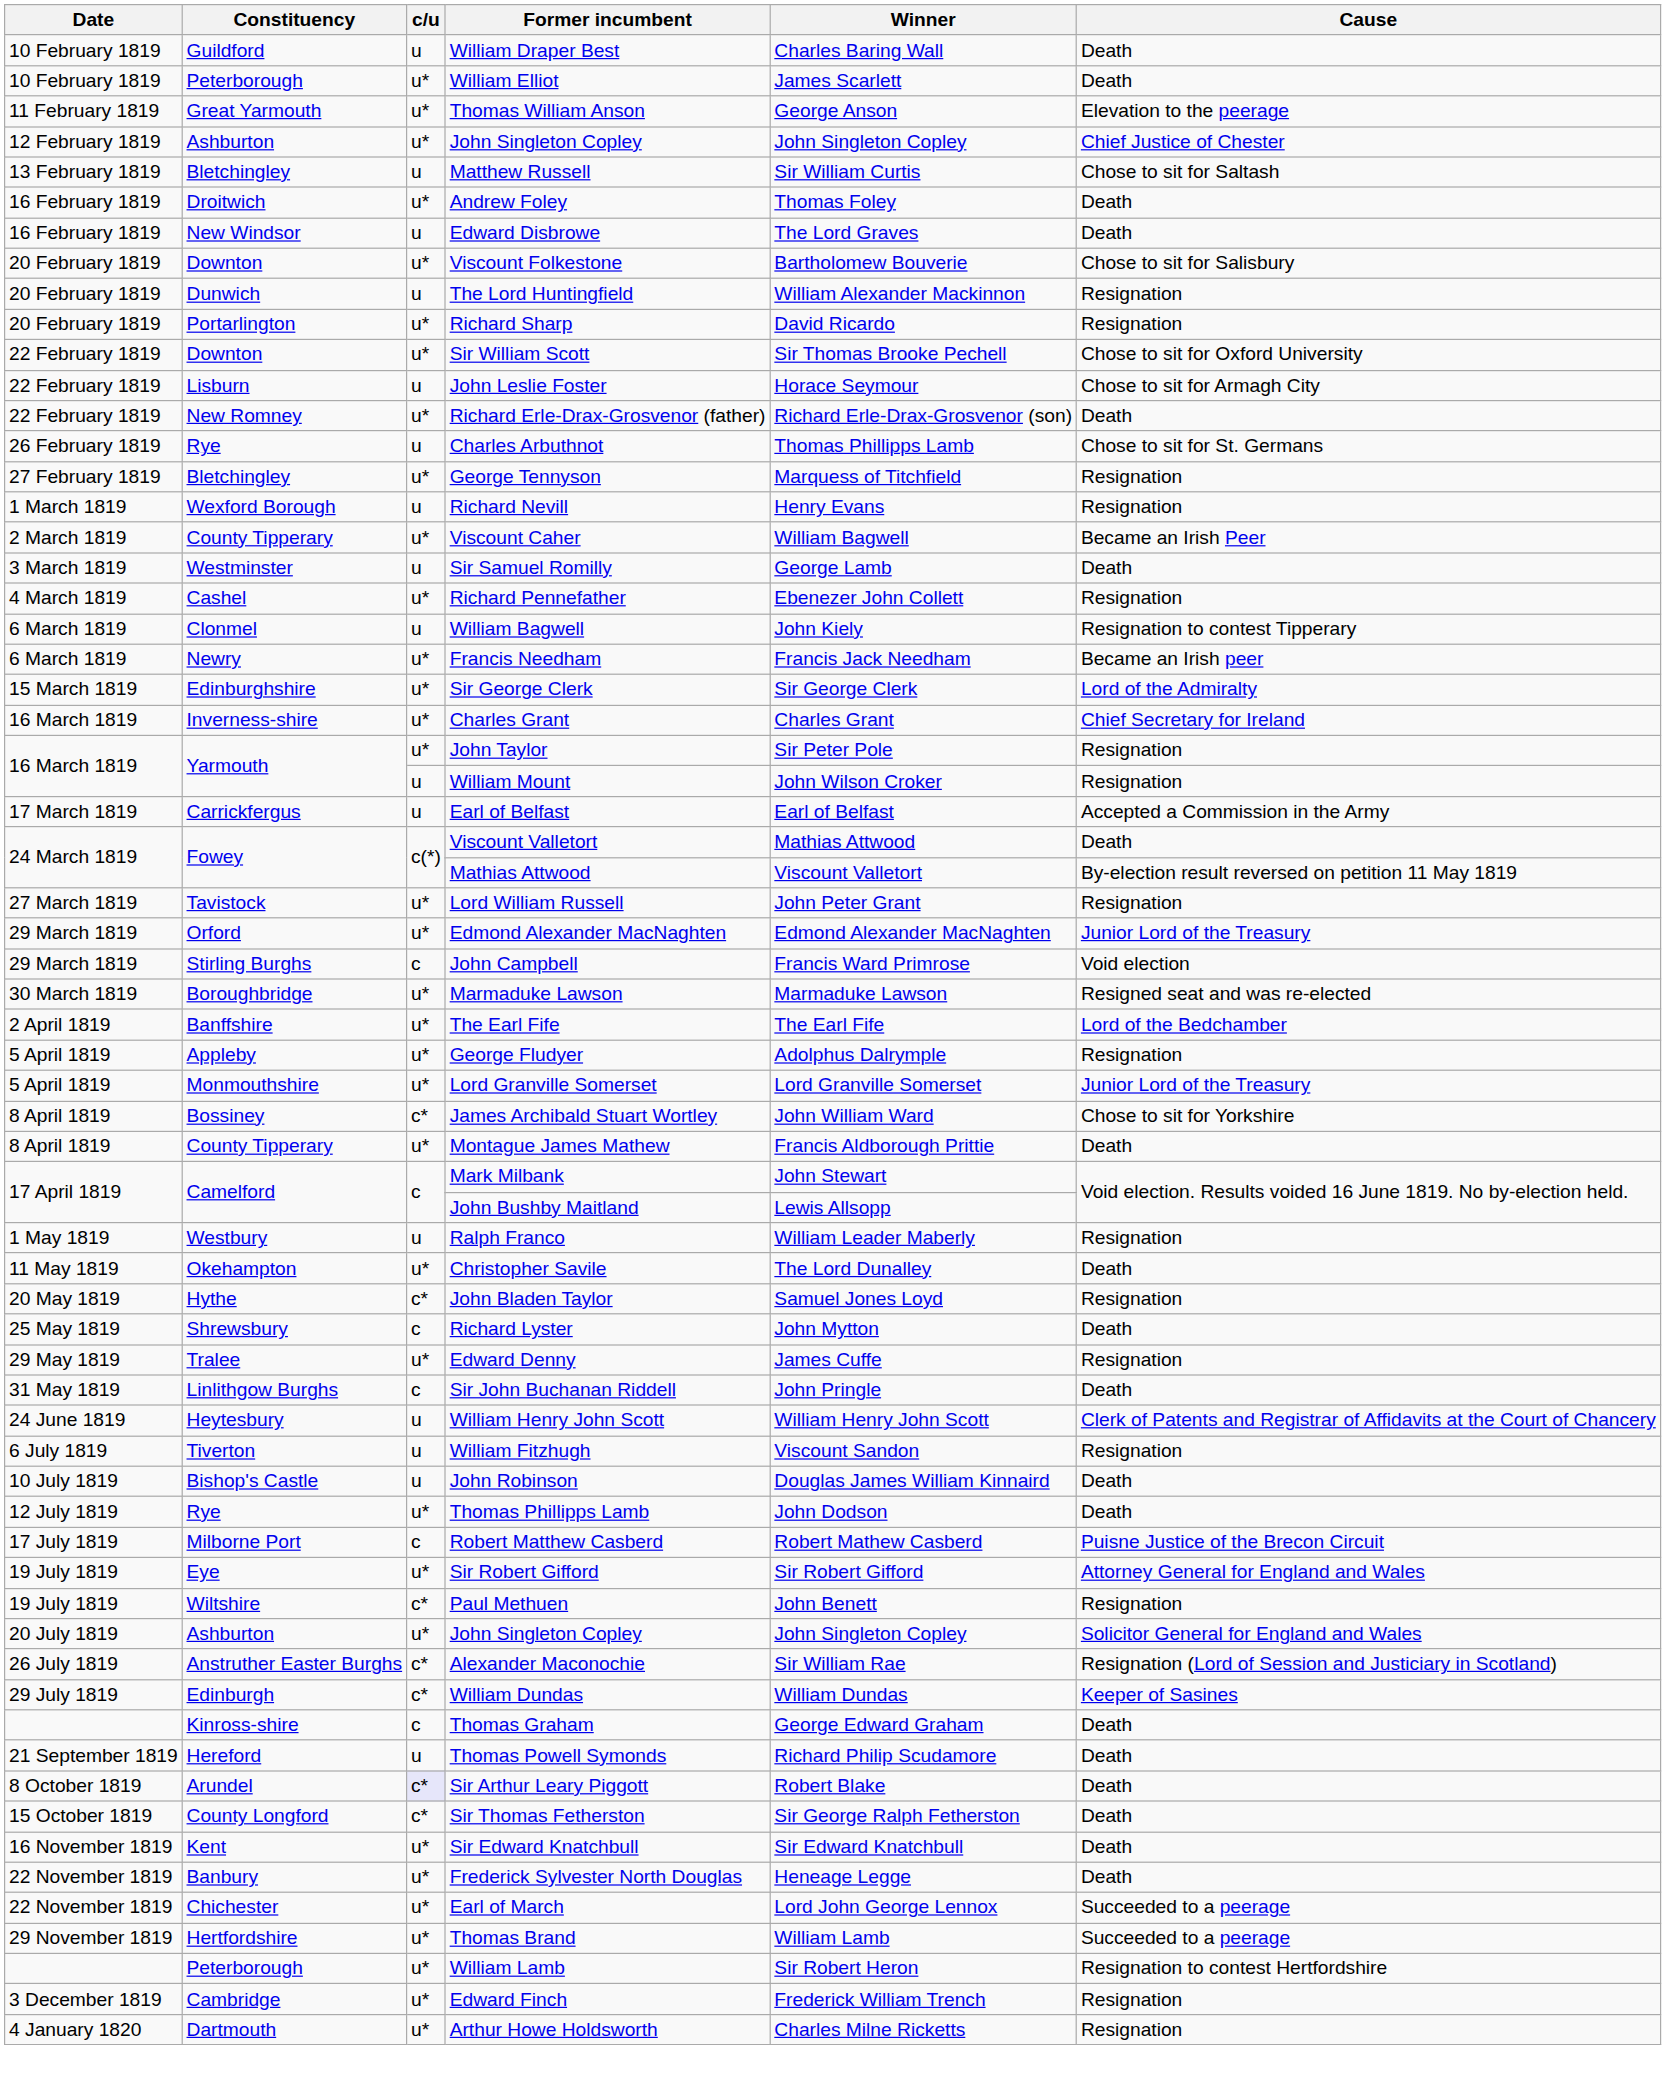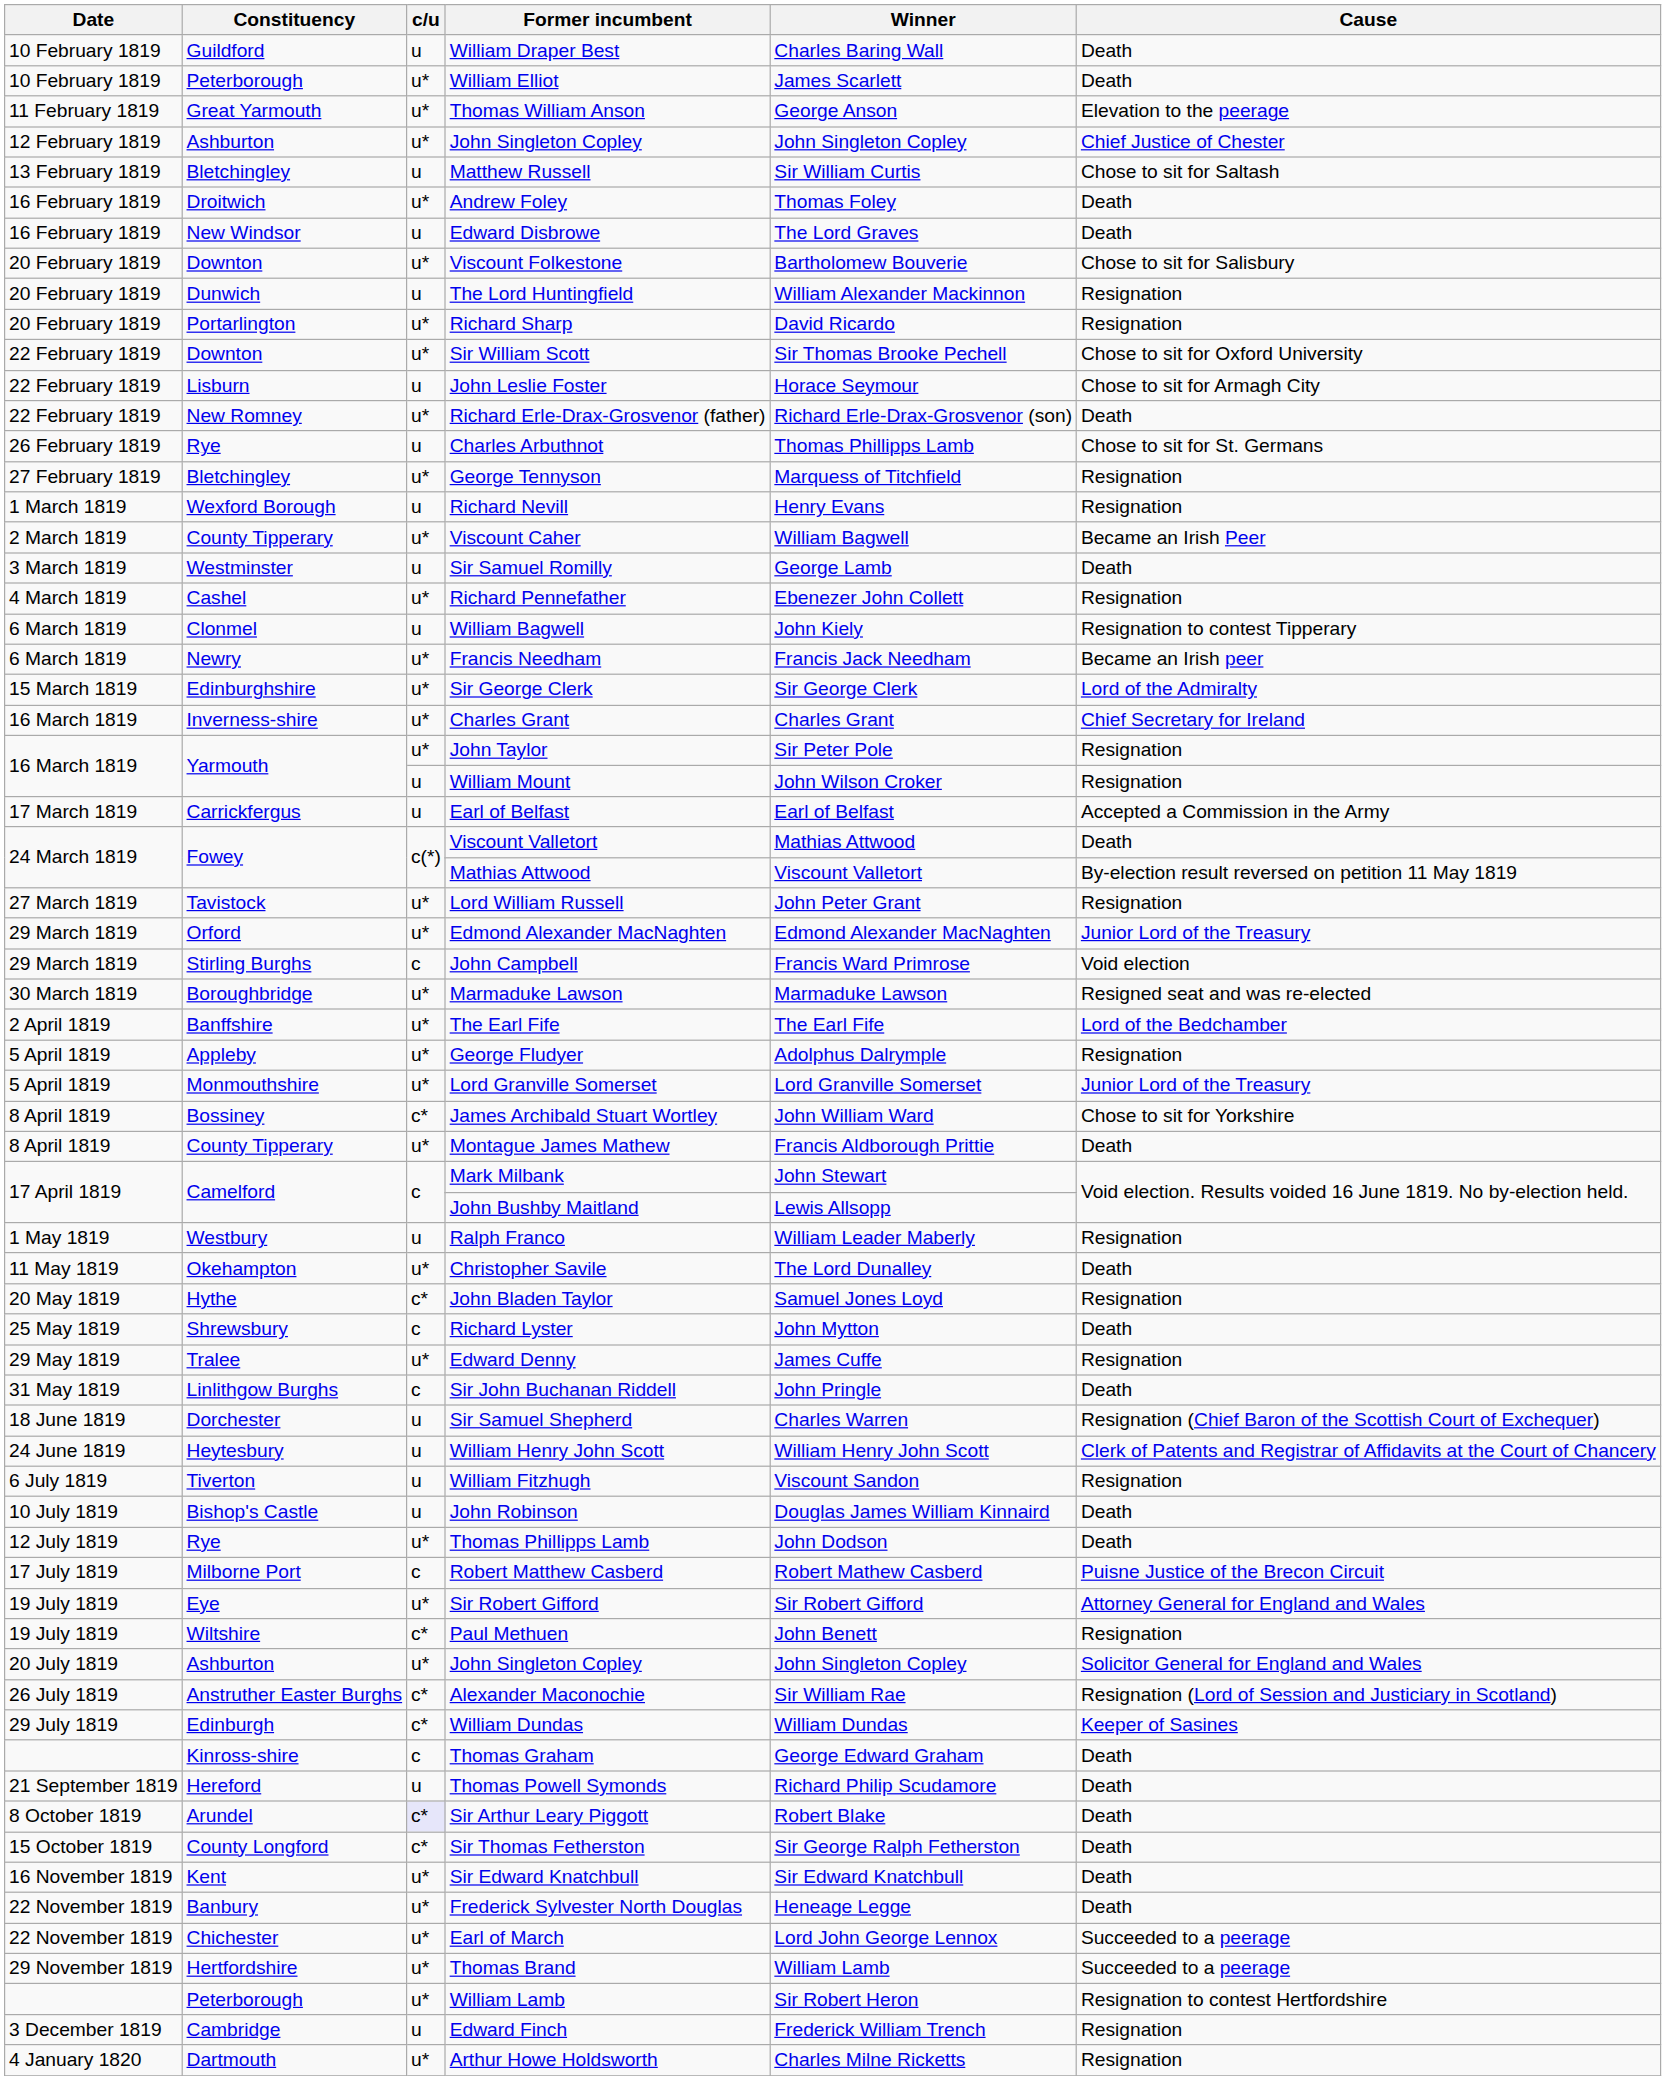+ row: (67, 1420)
(420, 1998) u* -> (416, 2029) u
